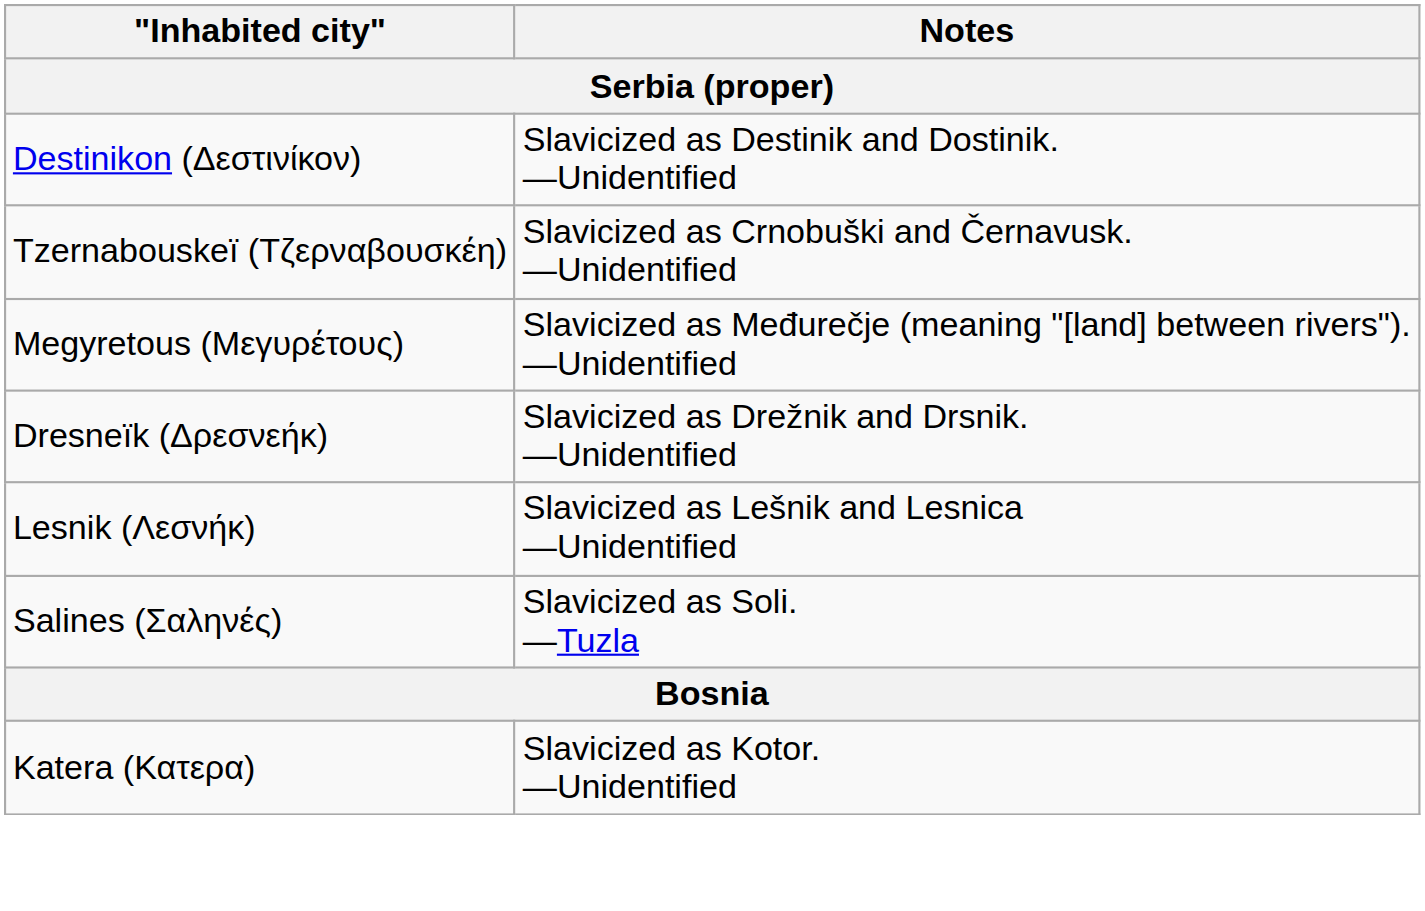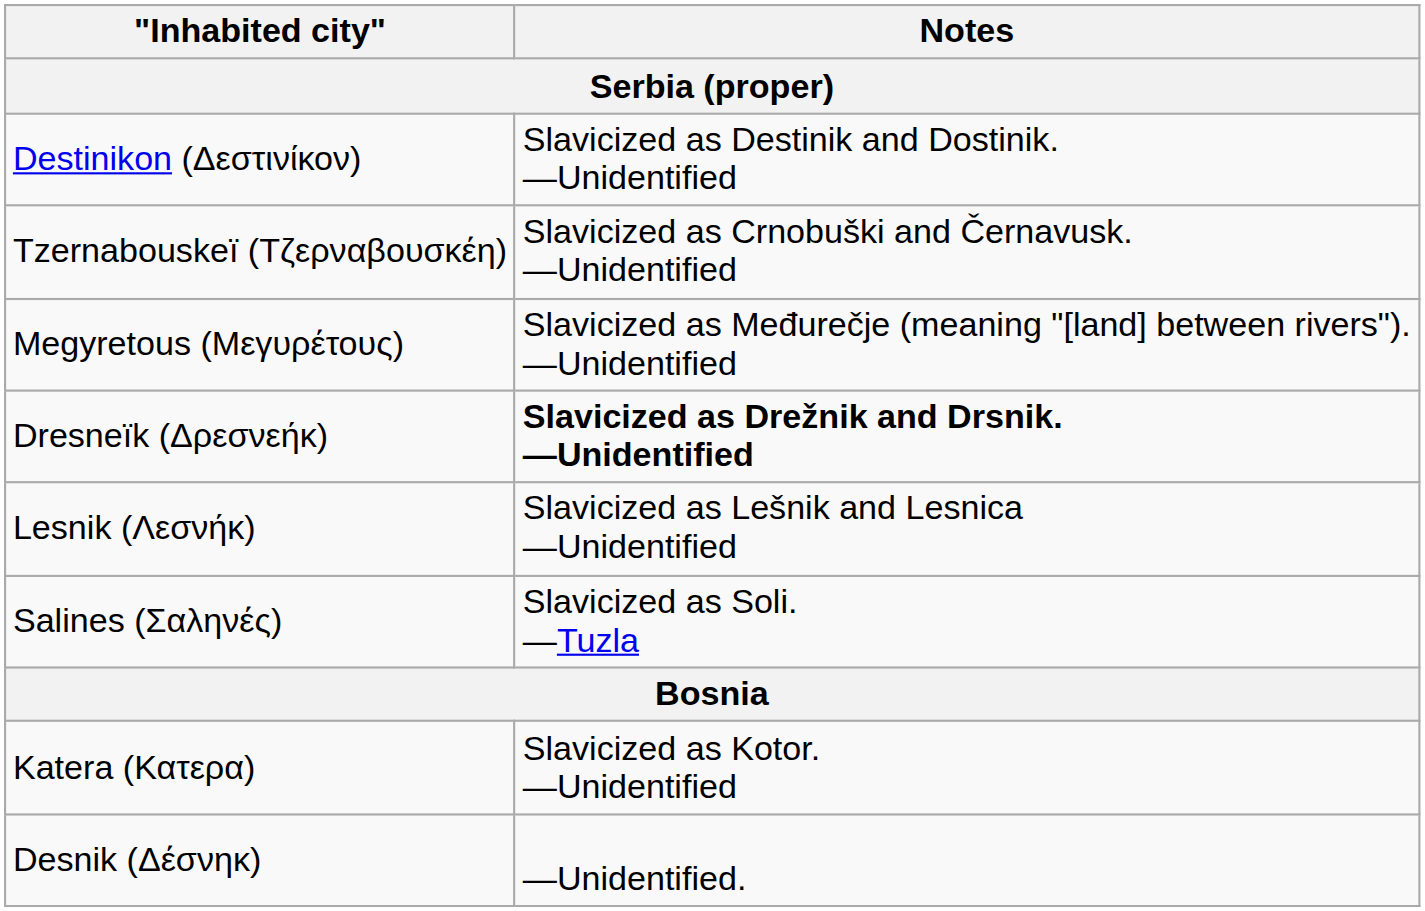(776, 435) normal -> (793, 435) bold
+ row: (137, 859)
